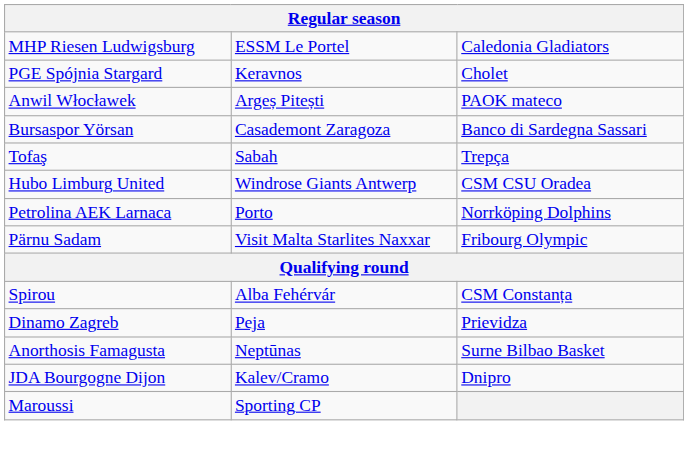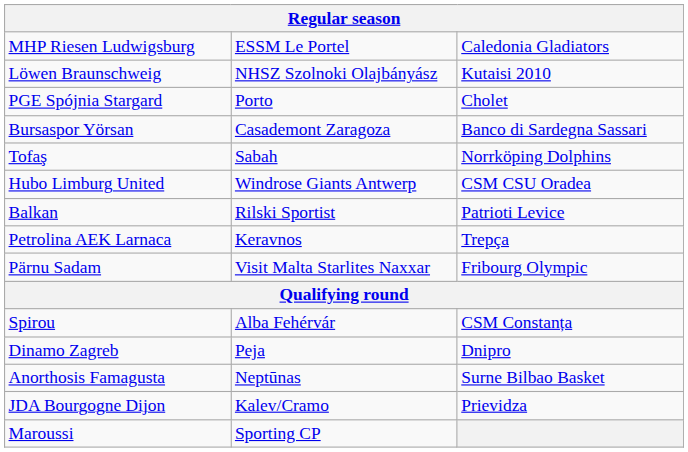+ row: (85, 73)
(268, 73) Keravnos -> (254, 101) Porto
- row: (72, 101)
(485, 156) Trepça -> (536, 156) Norrköping Dolphins
+ row: (33, 211)
(254, 211) Porto -> (268, 239) Keravnos
(536, 211) Norrköping Dolphins -> (485, 239) Trepça
(494, 322) Prievidza -> (486, 350) Dnipro
(486, 377) Dnipro -> (494, 405) Prievidza
